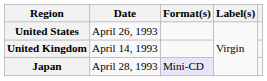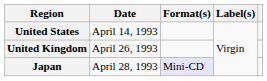(125, 31) April 26, 1993 -> (125, 31) April 14, 1993
(125, 48) April 14, 1993 -> (125, 48) April 26, 1993
